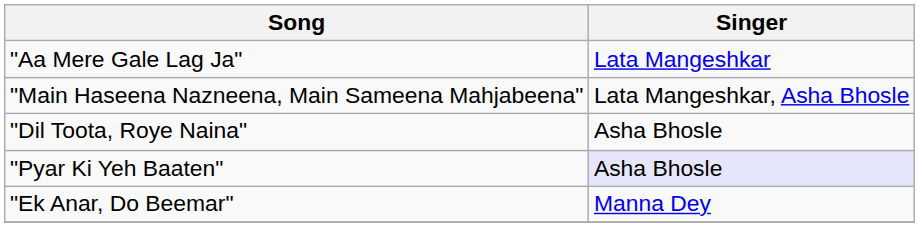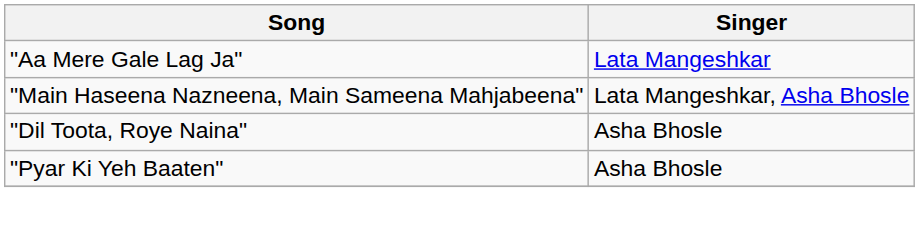(658, 167) lavender background -> (658, 167) no background
- row: (122, 204)
